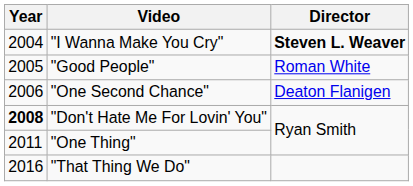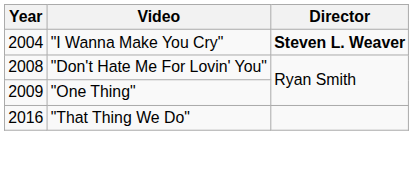- row: (103, 67)
- row: (130, 92)
(26, 117) bold -> (26, 67) normal
(25, 142) 2011 -> (26, 92) 2009
